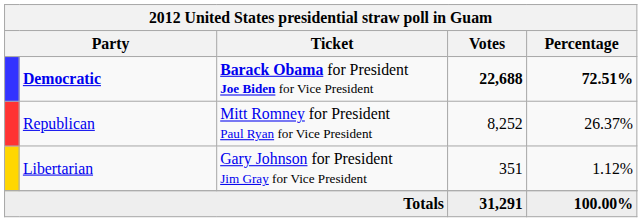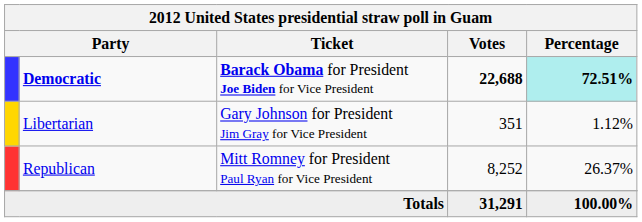(607, 79) no background -> (607, 79) paleturquoise background
rows swapped: (59, 123) <-> (58, 168)
